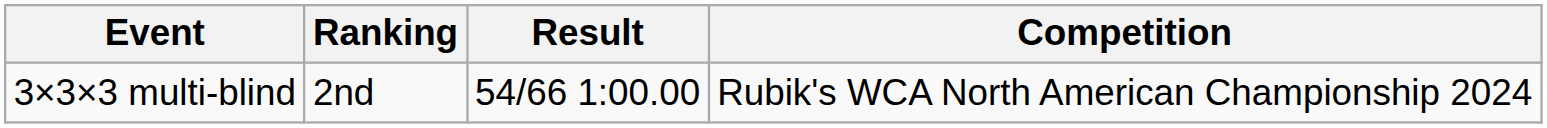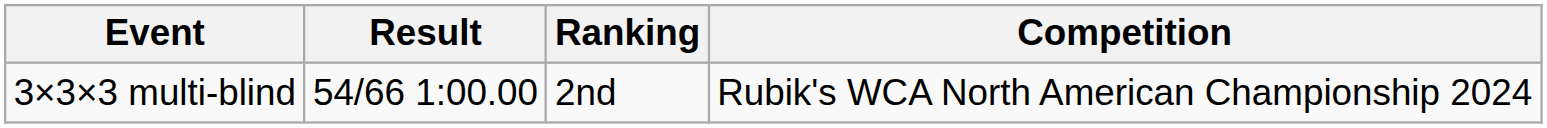columns swapped: (386, 33) <-> (588, 33)
